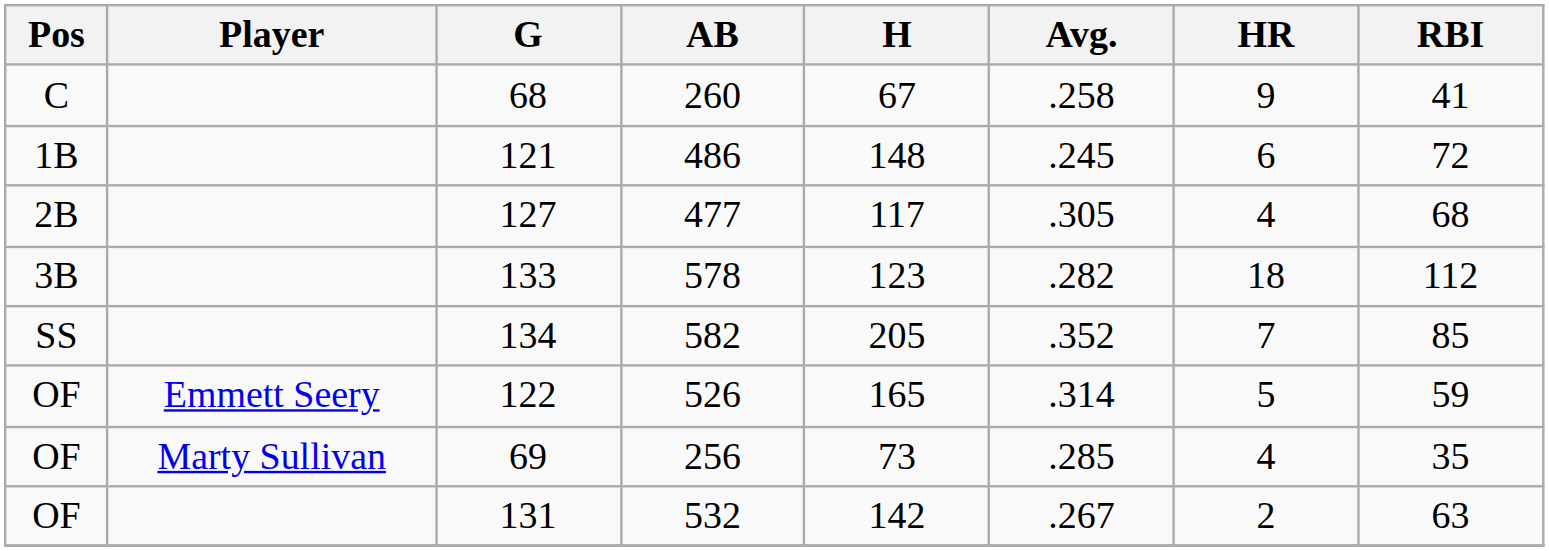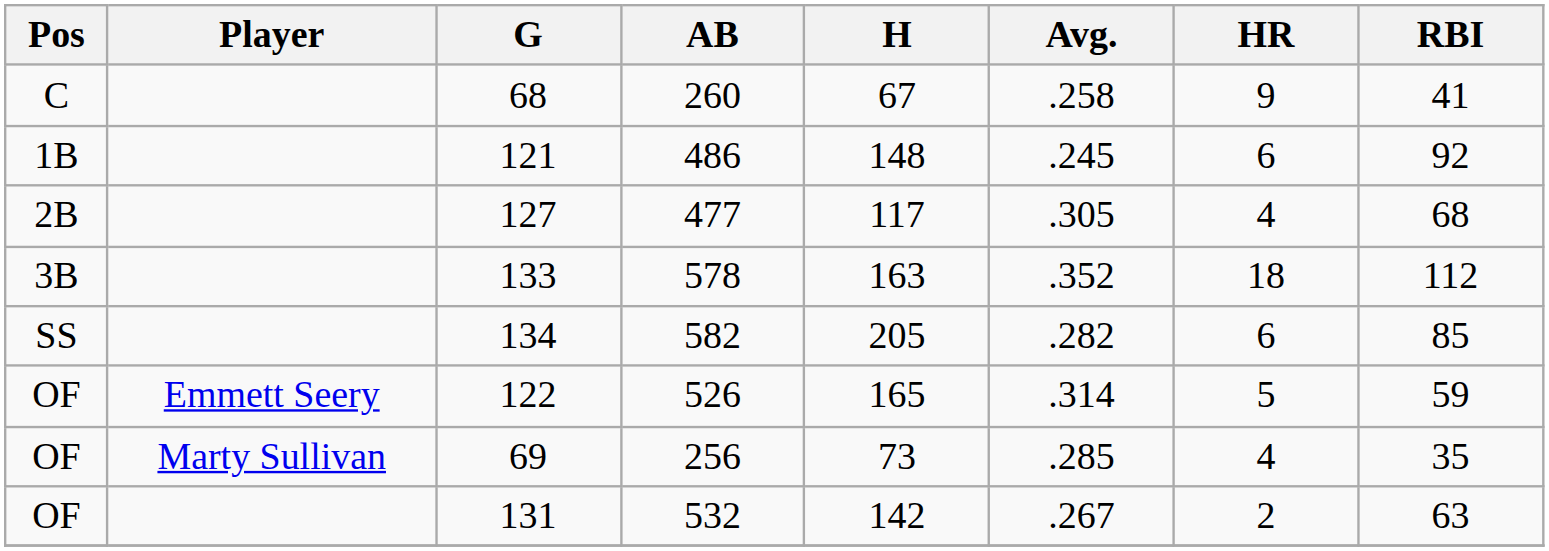(1451, 154) 72 -> (1451, 154) 92
(897, 275) 123 -> (897, 275) 163
(1081, 275) .282 -> (1081, 275) .352
(1081, 335) .352 -> (1081, 335) .282
(1266, 335) 7 -> (1266, 335) 6
